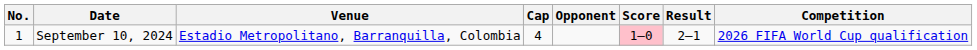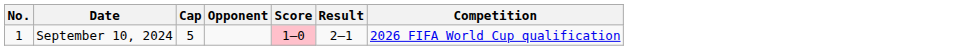- column: (350, 15)
(538, 35) 4 -> (190, 35) 5
